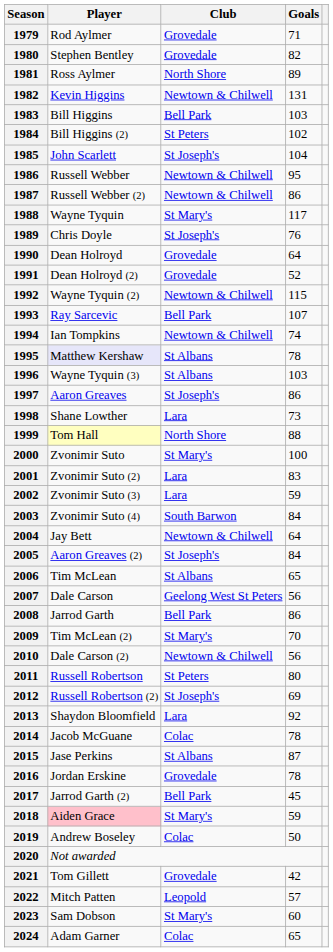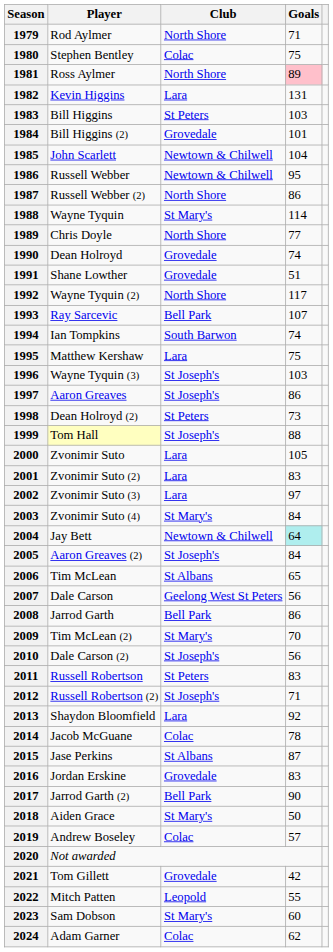(190, 34) Grovedale -> (195, 34) North Shore
(190, 54) Grovedale -> (179, 54) Colac
(295, 54) 82 -> (295, 54) 75
(295, 74) no background -> (295, 74) pink background
(218, 94) Newtown & Chilwell -> (176, 94) Lara
(188, 114) Bell Park -> (186, 114) St Peters
(186, 134) St Peters -> (190, 134) Grovedale
(298, 134) 102 -> (298, 134) 101
(192, 154) St Joseph's -> (218, 154) Newtown & Chilwell
(218, 194) Newtown & Chilwell -> (195, 194) North Shore
(298, 214) 117 -> (298, 214) 114
(192, 235) St Joseph's -> (195, 235) North Shore
(295, 235) 76 -> (295, 235) 77
(295, 255) 64 -> (295, 255) 74
(94, 275) Dean Holroyd (2) -> (89, 275) Shane Lowther
(295, 275) 52 -> (295, 275) 51
(218, 295) Newtown & Chilwell -> (195, 295) North Shore
(298, 295) 115 -> (298, 295) 117
(218, 335) Newtown & Chilwell -> (200, 335) South Barwon
(97, 355) lavender background -> (97, 355) no background
(188, 355) St Albans -> (176, 355) Lara
(295, 355) 78 -> (295, 355) 75
(188, 375) St Albans -> (192, 375) St Joseph's
(89, 415) Shane Lowther -> (94, 415) Dean Holroyd (2)
(176, 415) Lara -> (186, 415) St Peters
(195, 435) North Shore -> (192, 435) St Joseph's
(188, 455) St Mary's -> (176, 455) Lara
(298, 455) 100 -> (298, 455) 105
(295, 495) 59 -> (295, 495) 97
(200, 515) South Barwon -> (188, 515) St Mary's
(295, 535) no background -> (295, 535) paleturquoise background
(218, 656) Newtown & Chilwell -> (192, 656) St Joseph's
(295, 676) 80 -> (295, 676) 83
(295, 696) 69 -> (295, 696) 71
(295, 776) 78 -> (295, 776) 83
(295, 796) 45 -> (295, 796) 90
(82, 816) pink background -> (82, 816) no background
(295, 816) 59 -> (295, 816) 50
(295, 836) 50 -> (295, 836) 57
(295, 896) 57 -> (295, 896) 55
(295, 936) 65 -> (295, 936) 62
